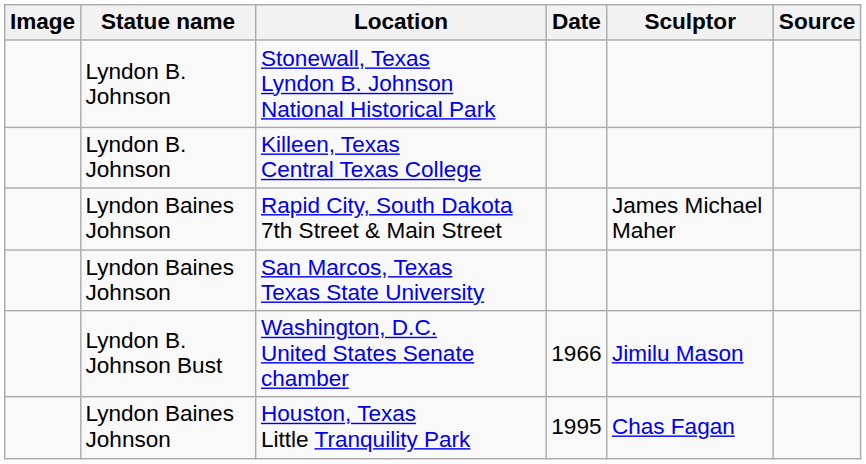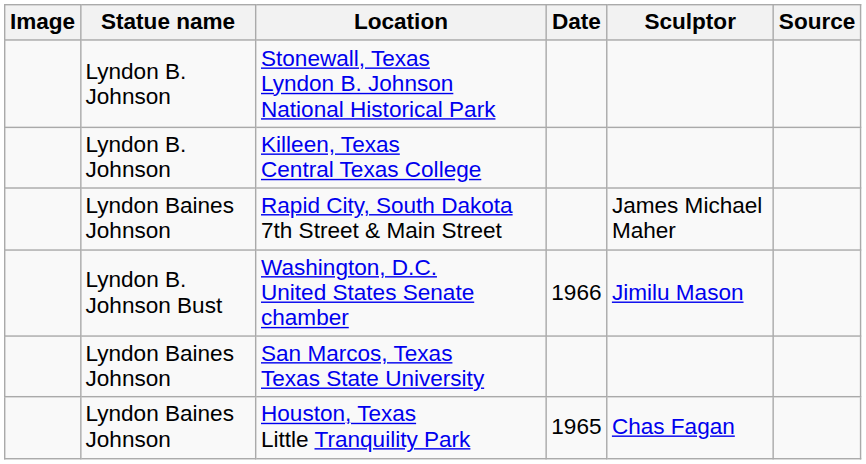rows swapped: (373, 279) <-> (368, 353)
(576, 427) 1995 -> (576, 427) 1965
